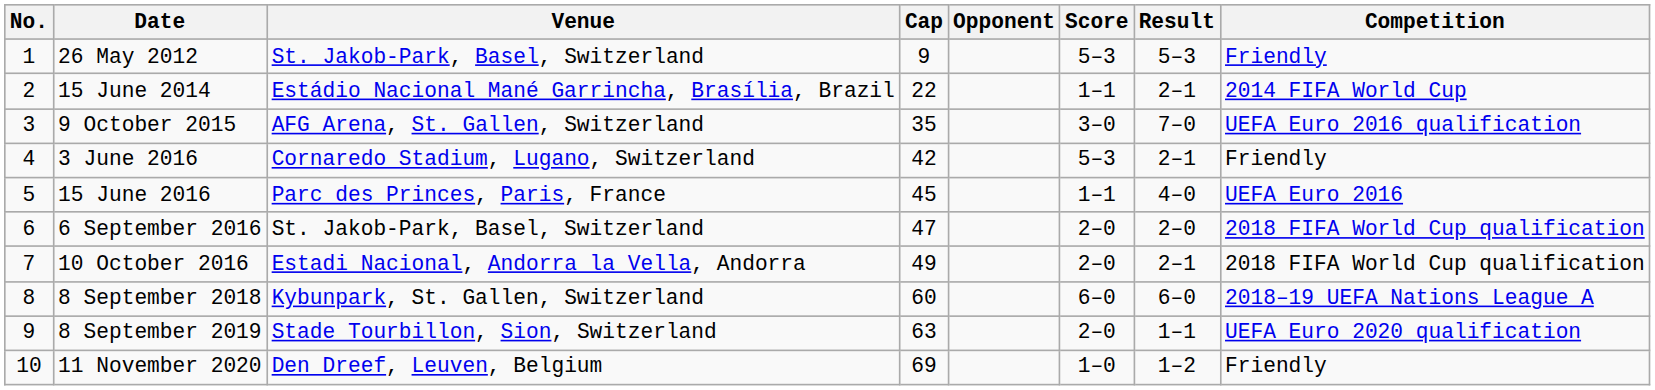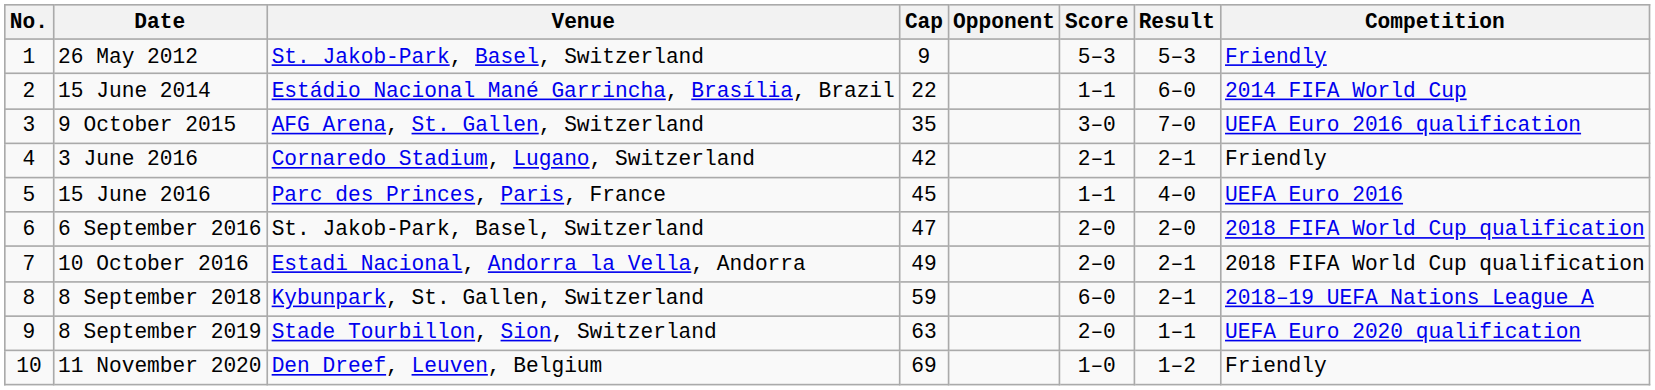(1177, 91) 2–1 -> (1177, 91) 6–0
(1097, 160) 5–3 -> (1097, 160) 2–1
(924, 298) 60 -> (924, 298) 59
(1177, 298) 6–0 -> (1177, 298) 2–1
